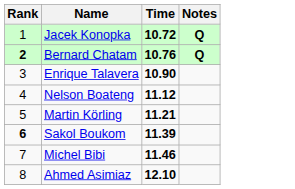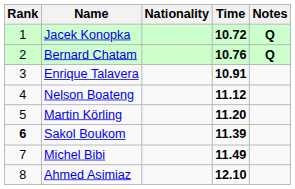+ column: (177, 14)
(23, 54) bold -> (23, 54) normal
(160, 74) 10.90 -> (231, 74) 10.91
(160, 114) 11.21 -> (231, 114) 11.20
(160, 154) 11.46 -> (231, 154) 11.49
